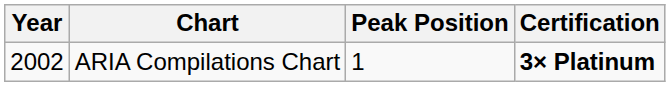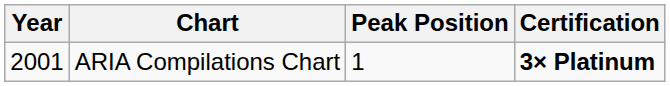(37, 61) 2002 -> (37, 61) 2001
